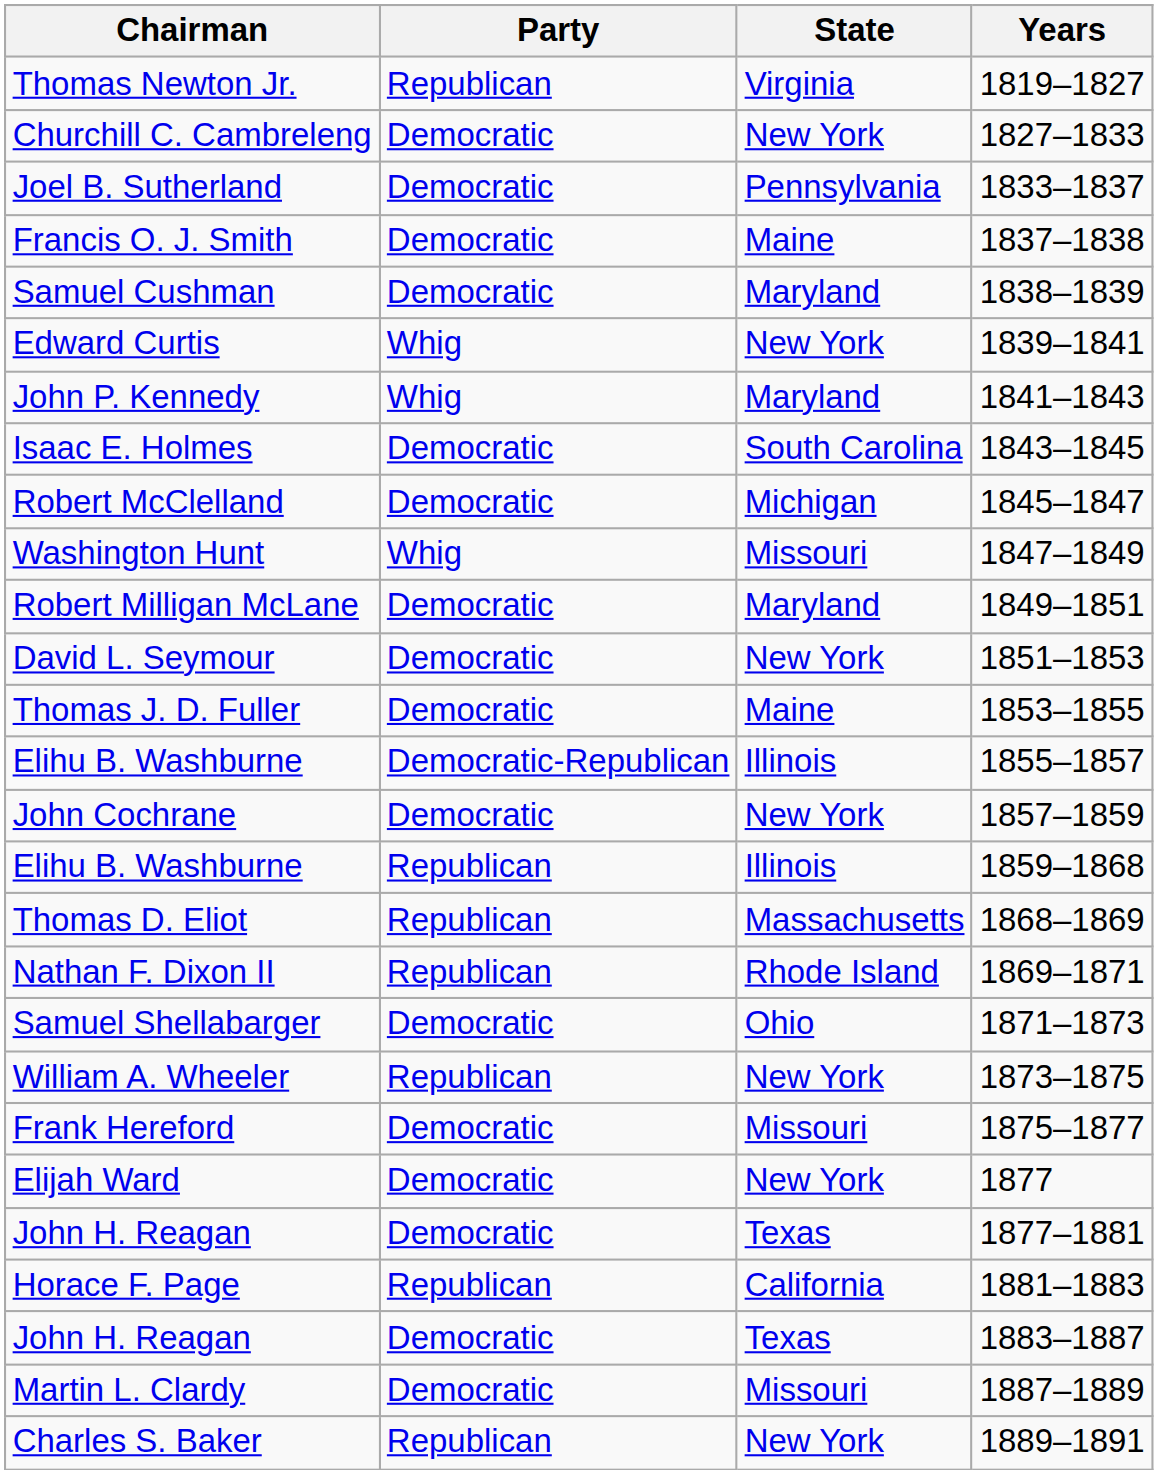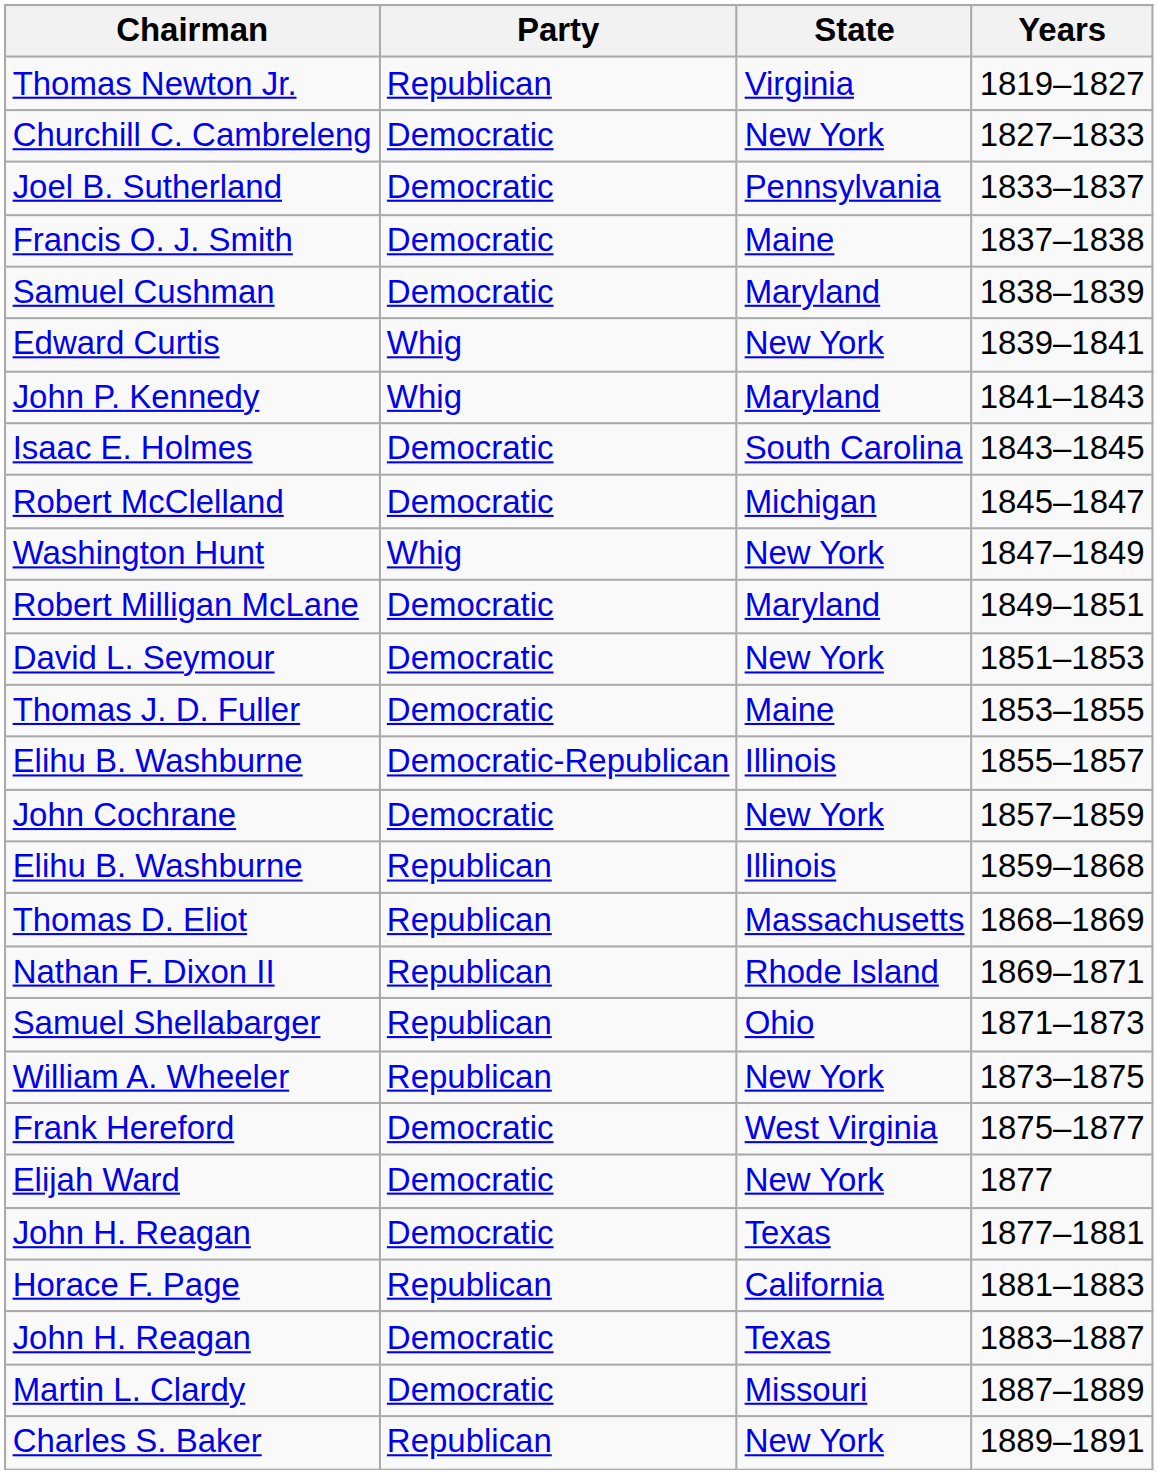(806, 553) Missouri -> (814, 553) New York
(470, 1023) Democratic -> (469, 1023) Republican
(806, 1128) Missouri -> (841, 1128) West Virginia
